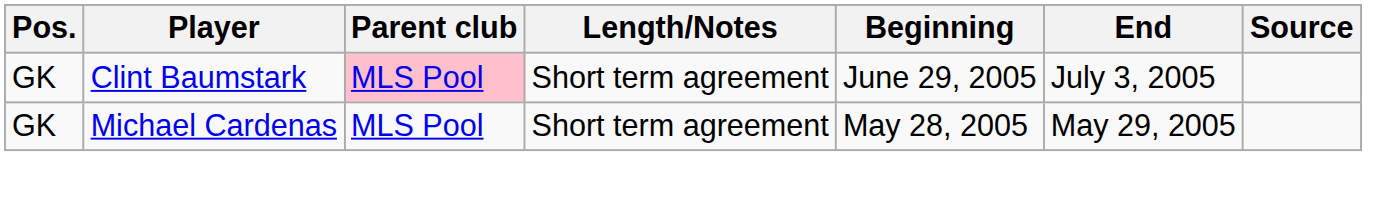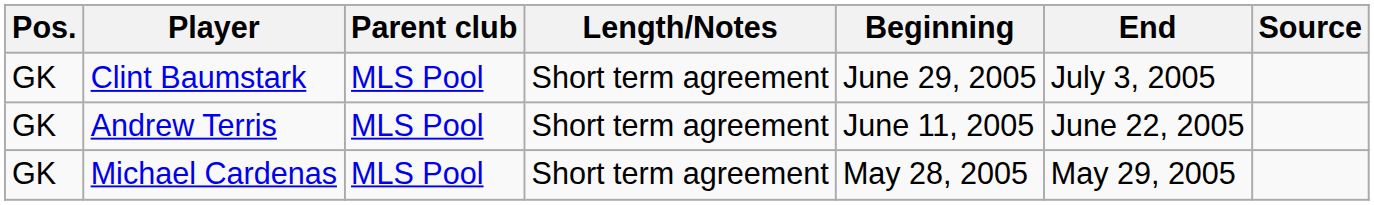(417, 77) pink background -> (417, 77) no background
+ row: (184, 125)
